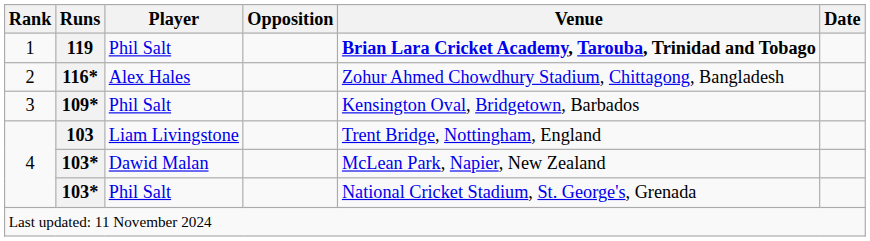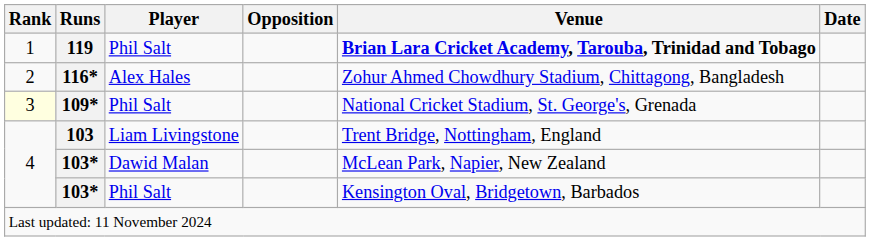(30, 105) no background -> (30, 105) lightyellow background
(491, 105) Kensington Oval, Bridgetown, Barbados -> (519, 105) National Cricket Stadium, St. George's, Grenada
(519, 192) National Cricket Stadium, St. George's, Grenada -> (491, 192) Kensington Oval, Bridgetown, Barbados
